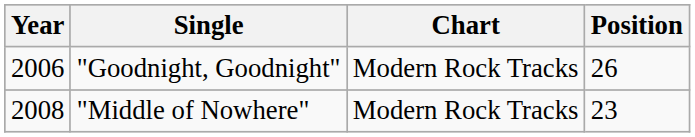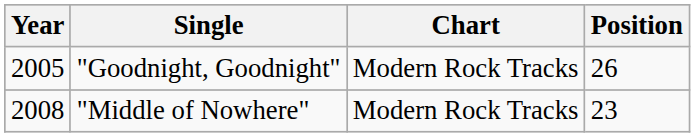(38, 68) 2006 -> (38, 68) 2005
